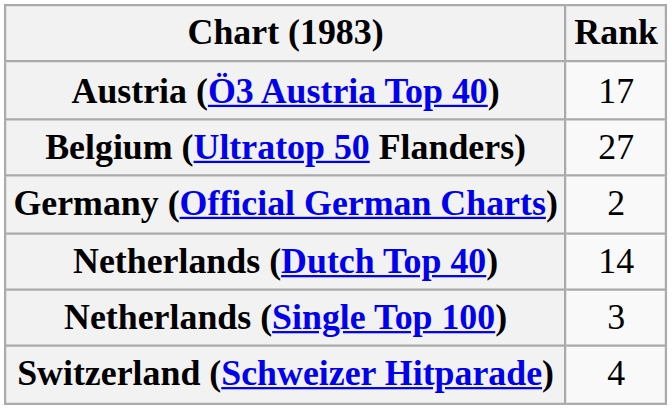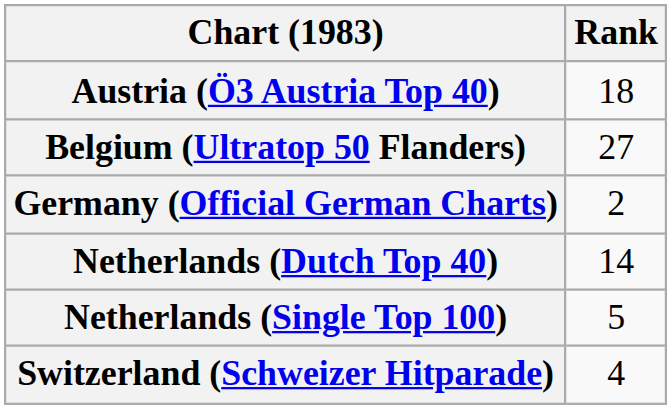(616, 89) 17 -> (616, 89) 18
(616, 317) 3 -> (616, 317) 5
